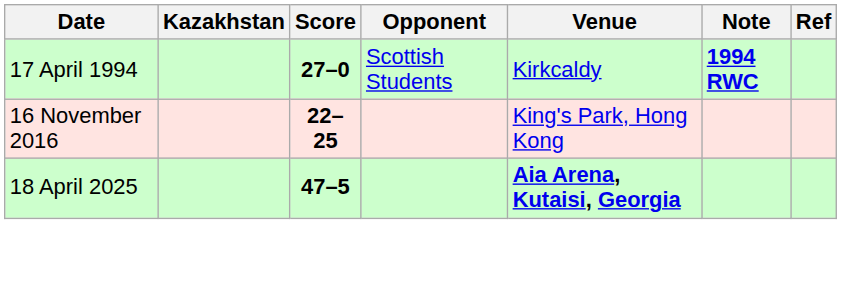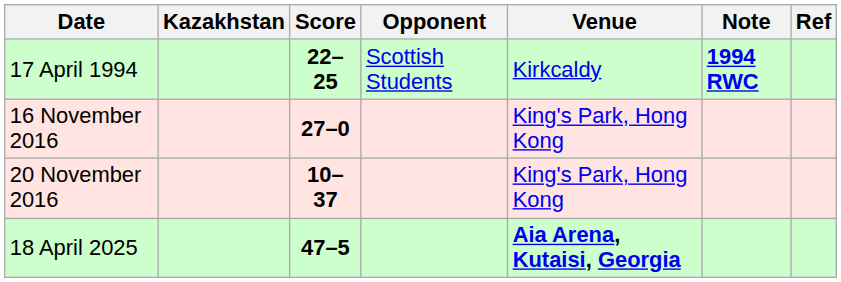(325, 68) 27–0 -> (325, 68) 22–25
(325, 128) 22–25 -> (325, 128) 27–0
+ row: (76, 187)
